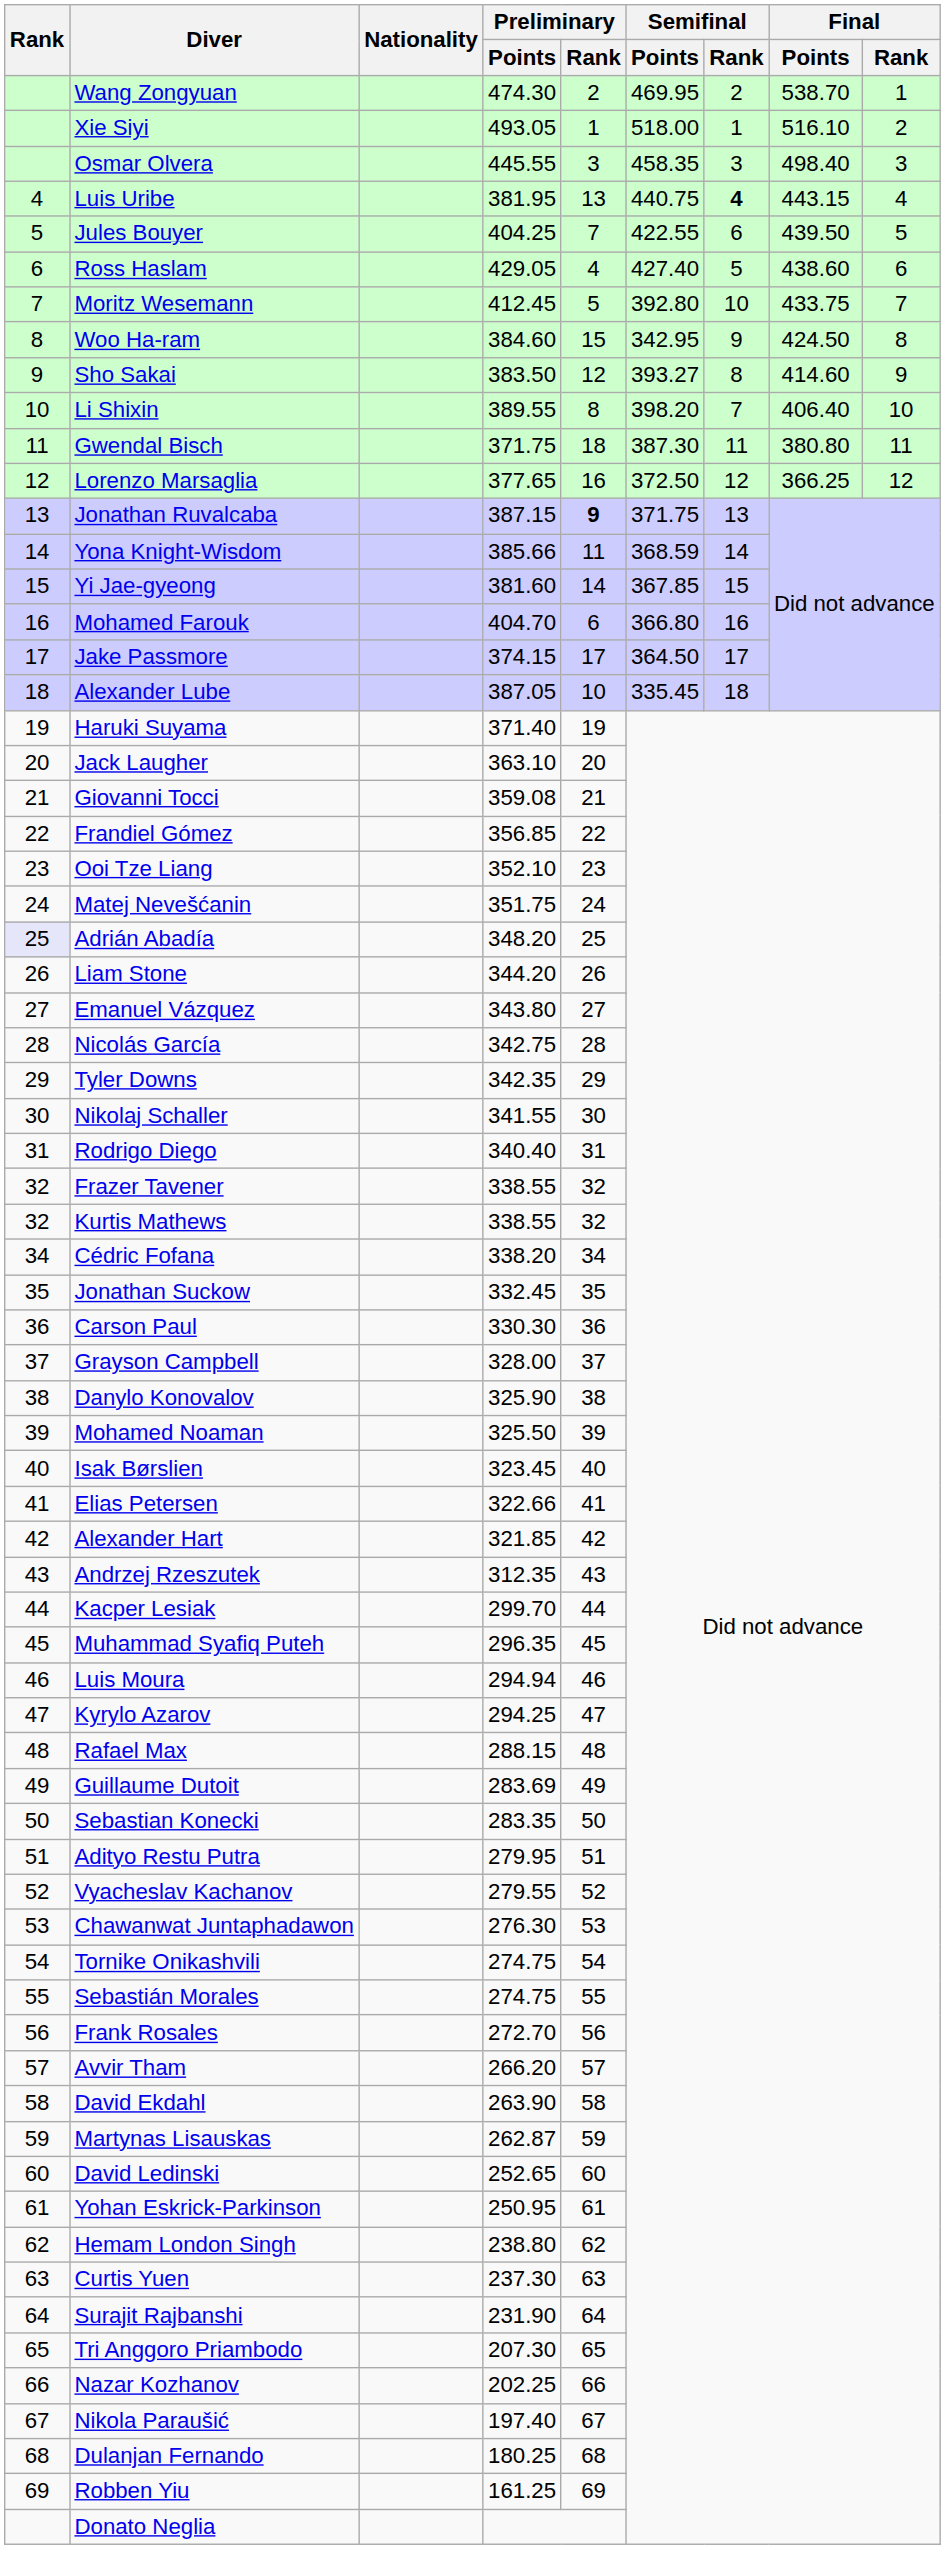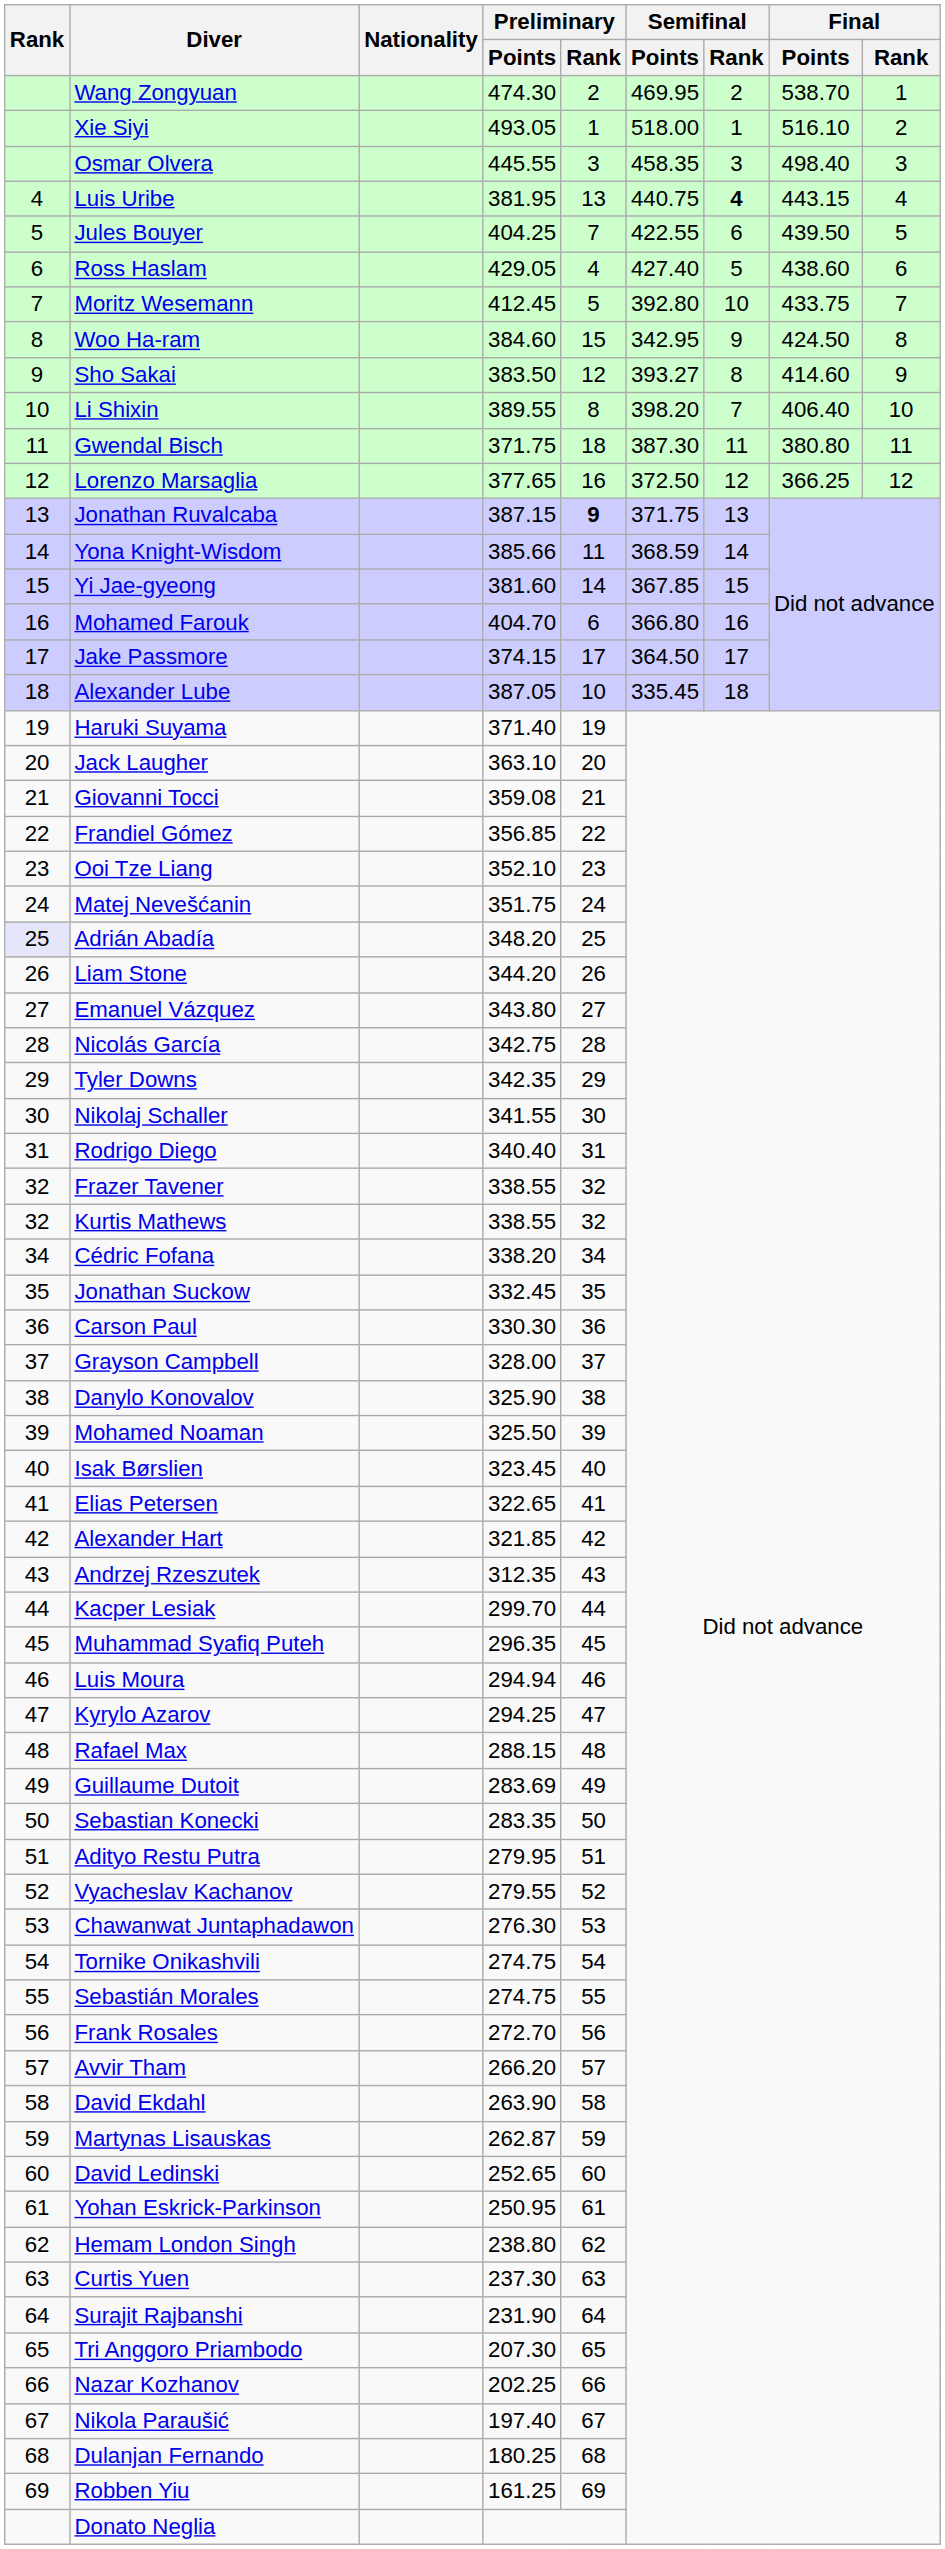(522, 1503) 322.66 -> (522, 1503) 322.65
